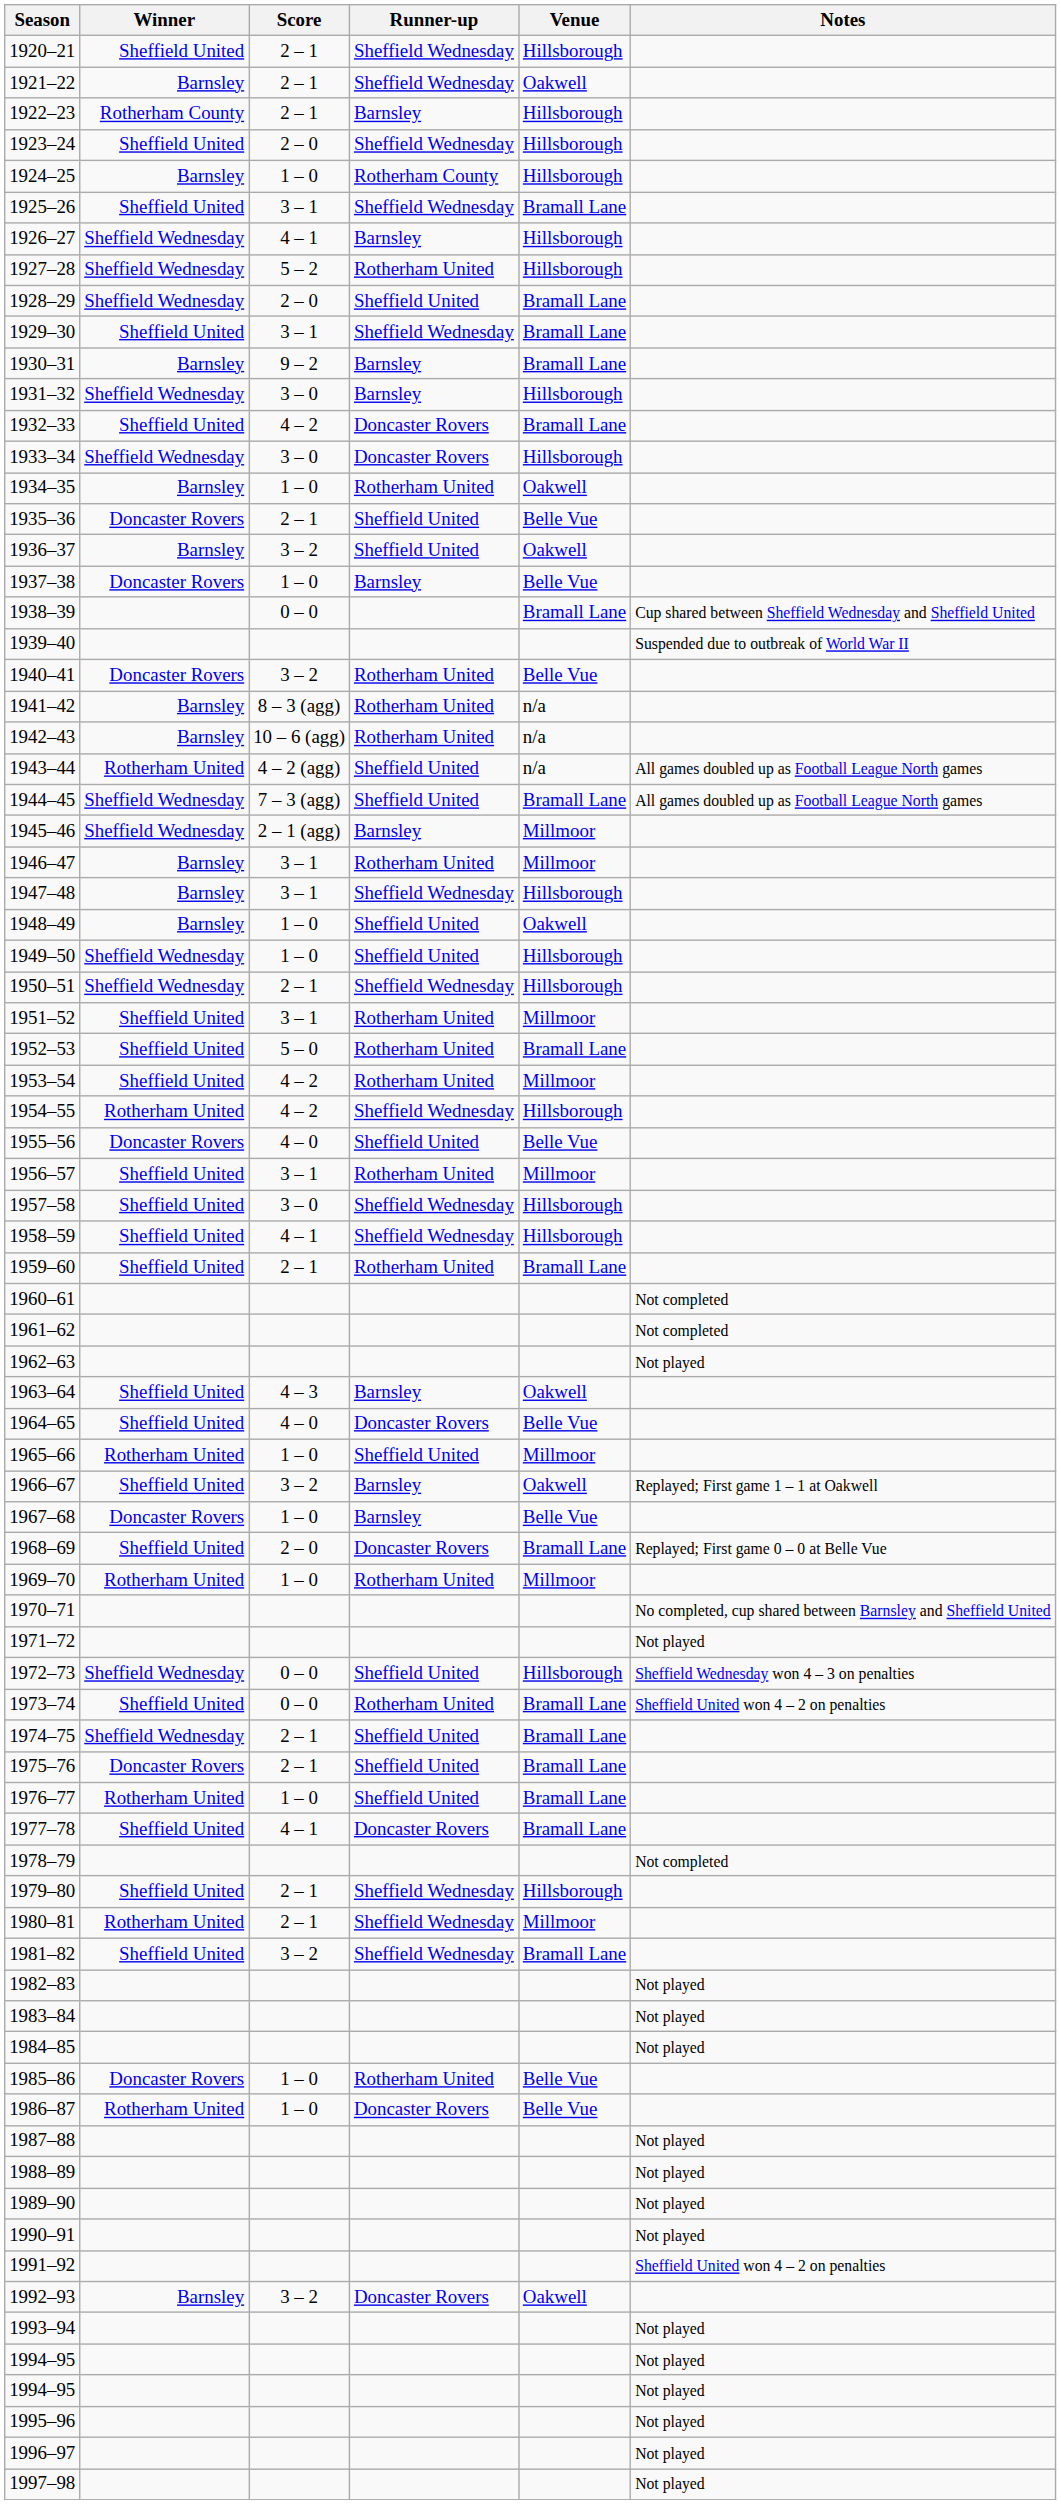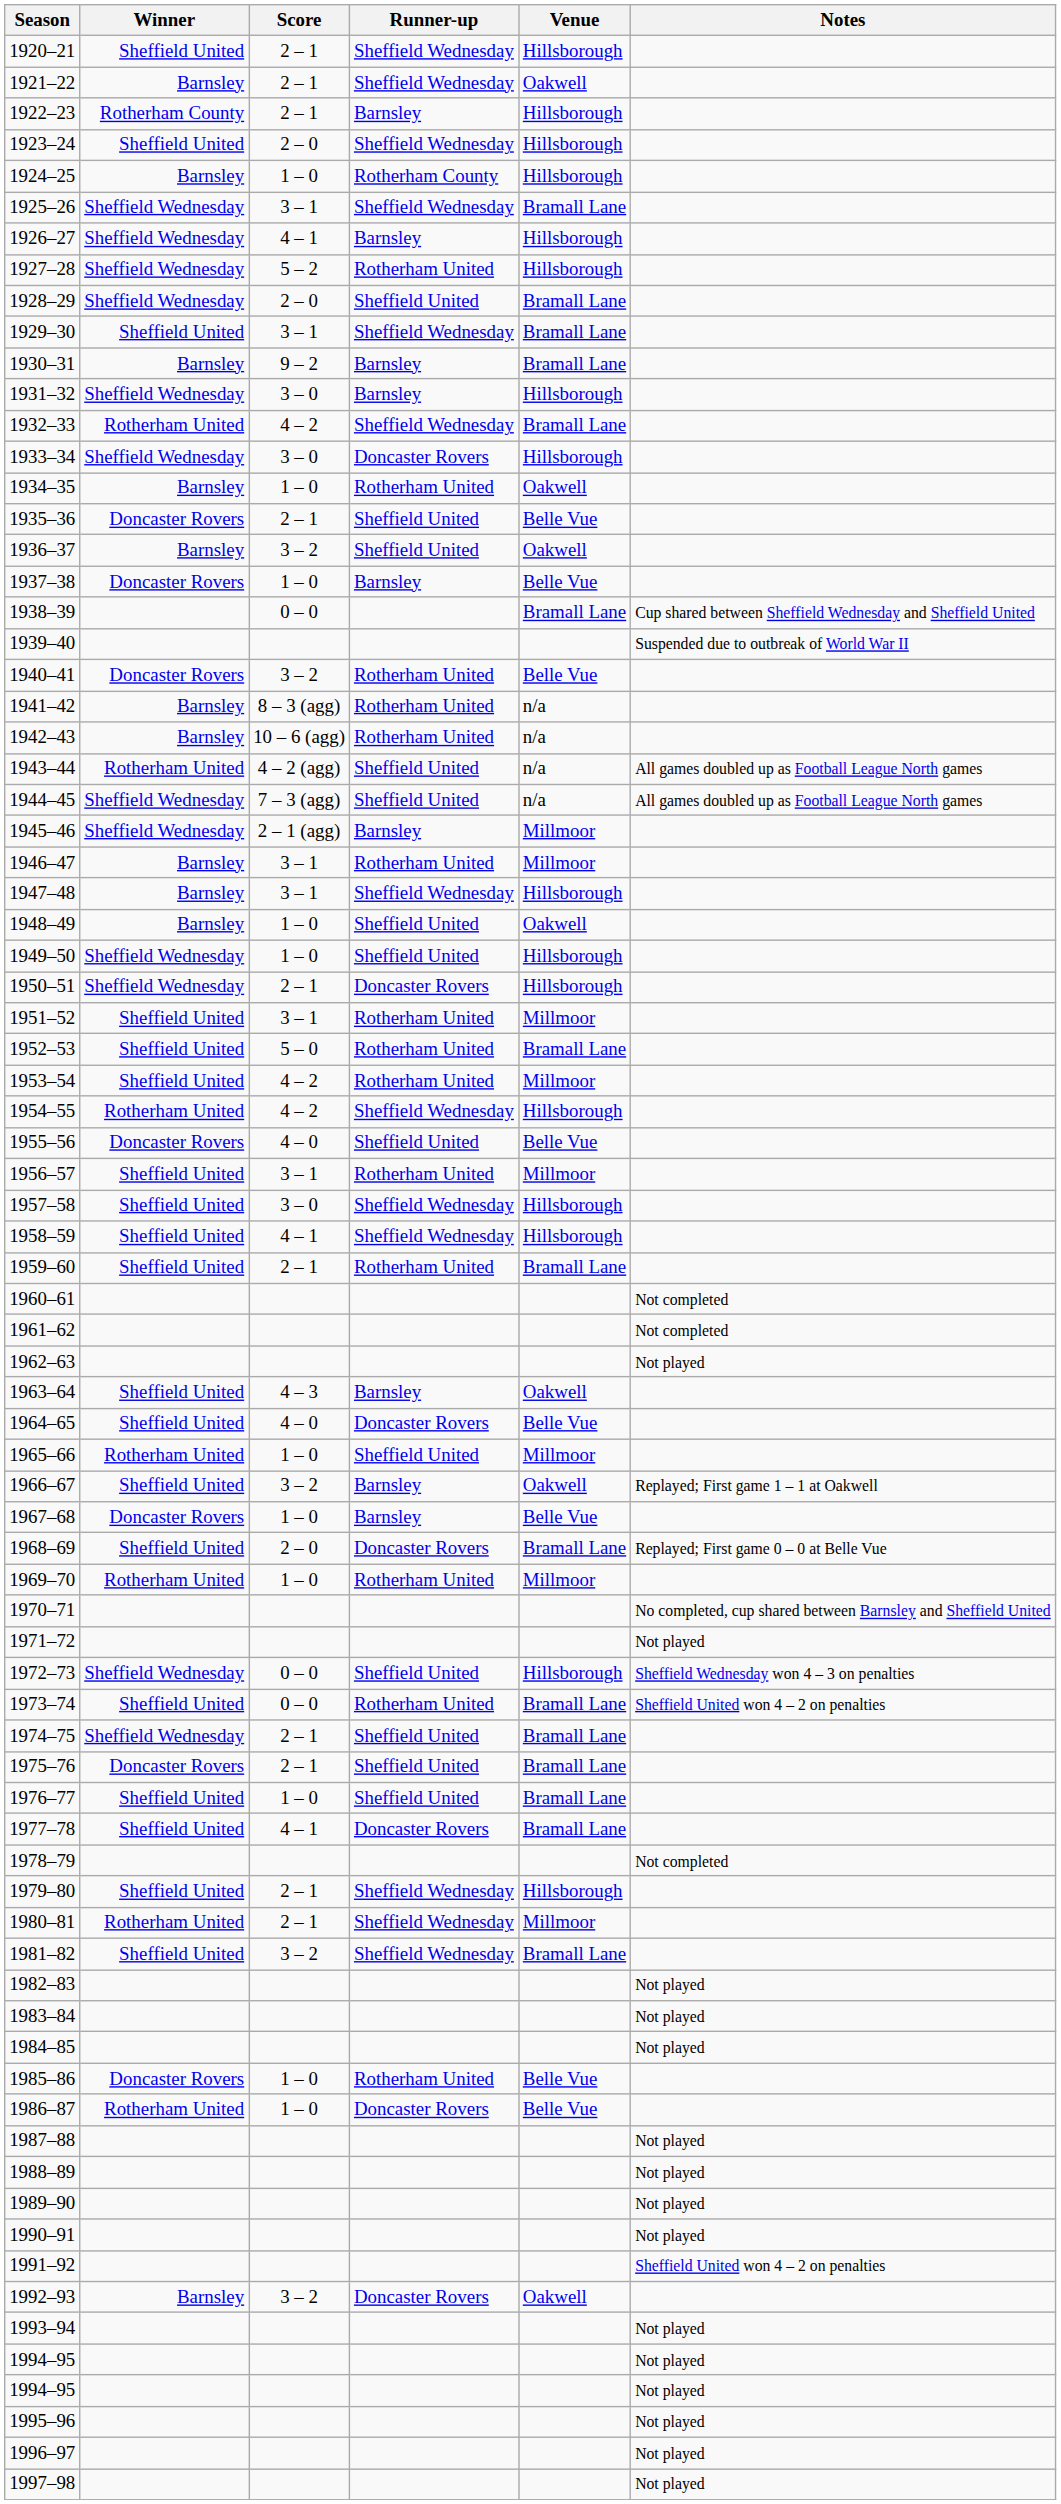(182, 206) Sheffield United -> (164, 206) Sheffield Wednesday
(182, 425) Sheffield United -> (174, 425) Rotherham United
(421, 425) Doncaster Rovers -> (434, 425) Sheffield Wednesday
(574, 799) Bramall Lane -> (534, 799) n/a
(434, 986) Sheffield Wednesday -> (421, 986) Doncaster Rovers
(174, 1797) Rotherham United -> (182, 1797) Sheffield United
